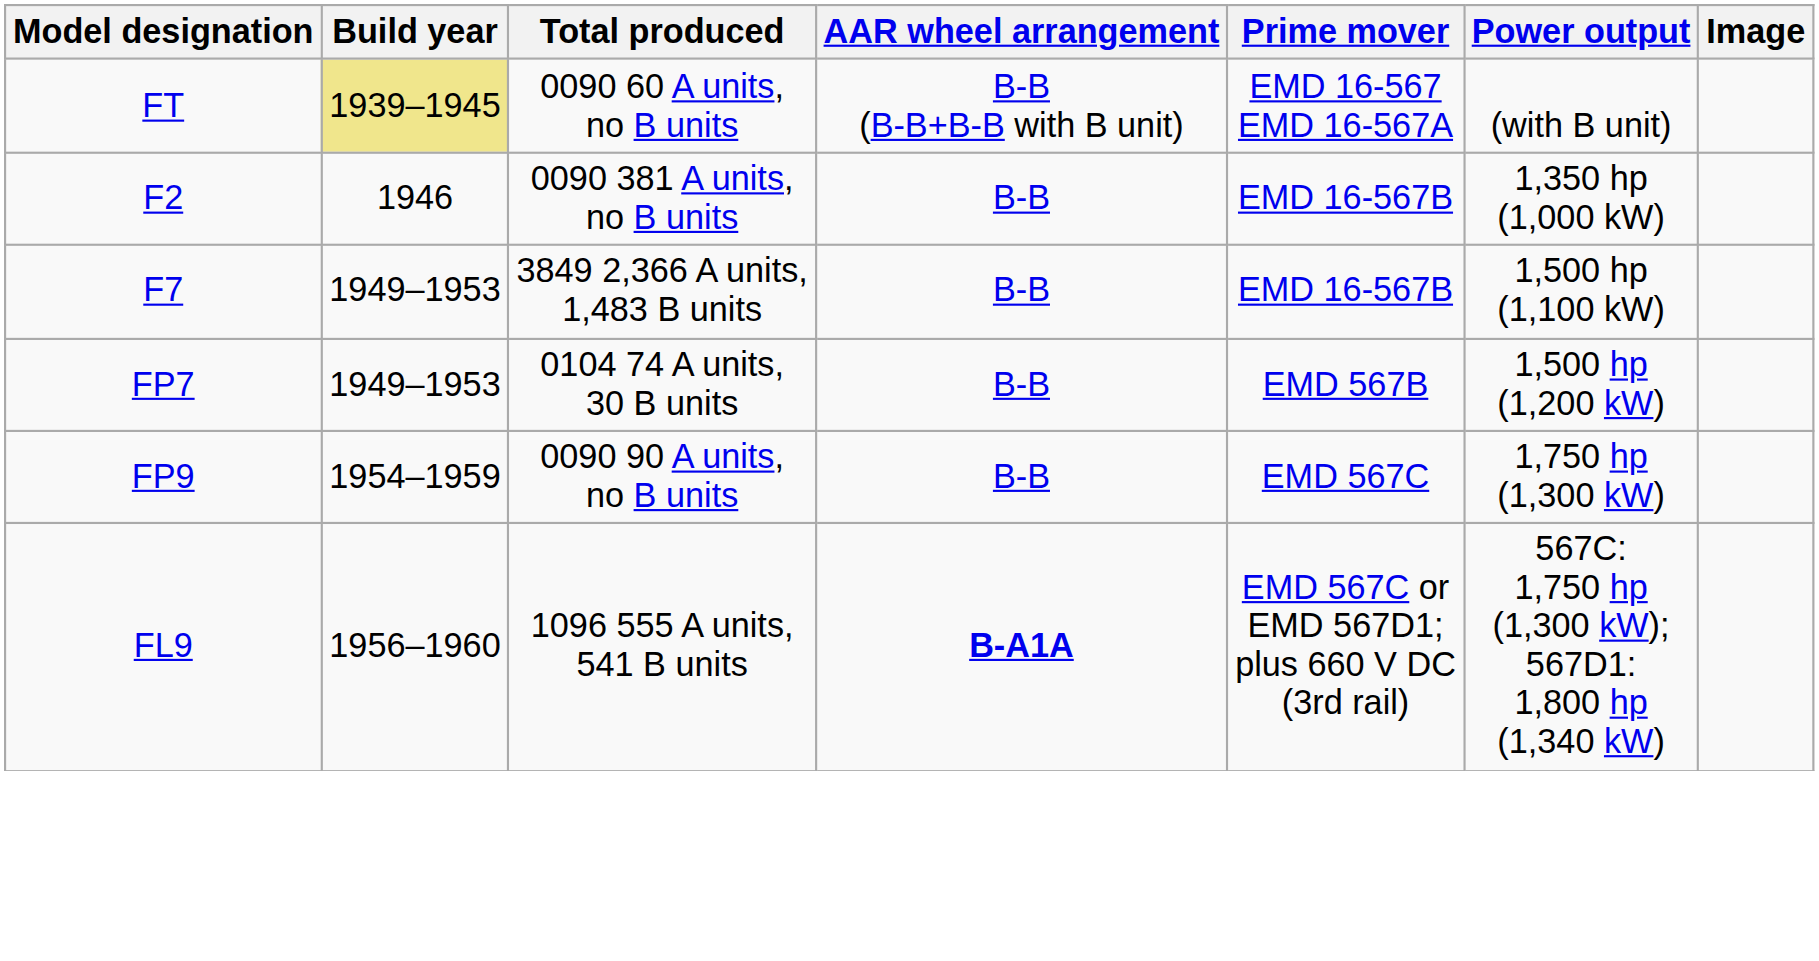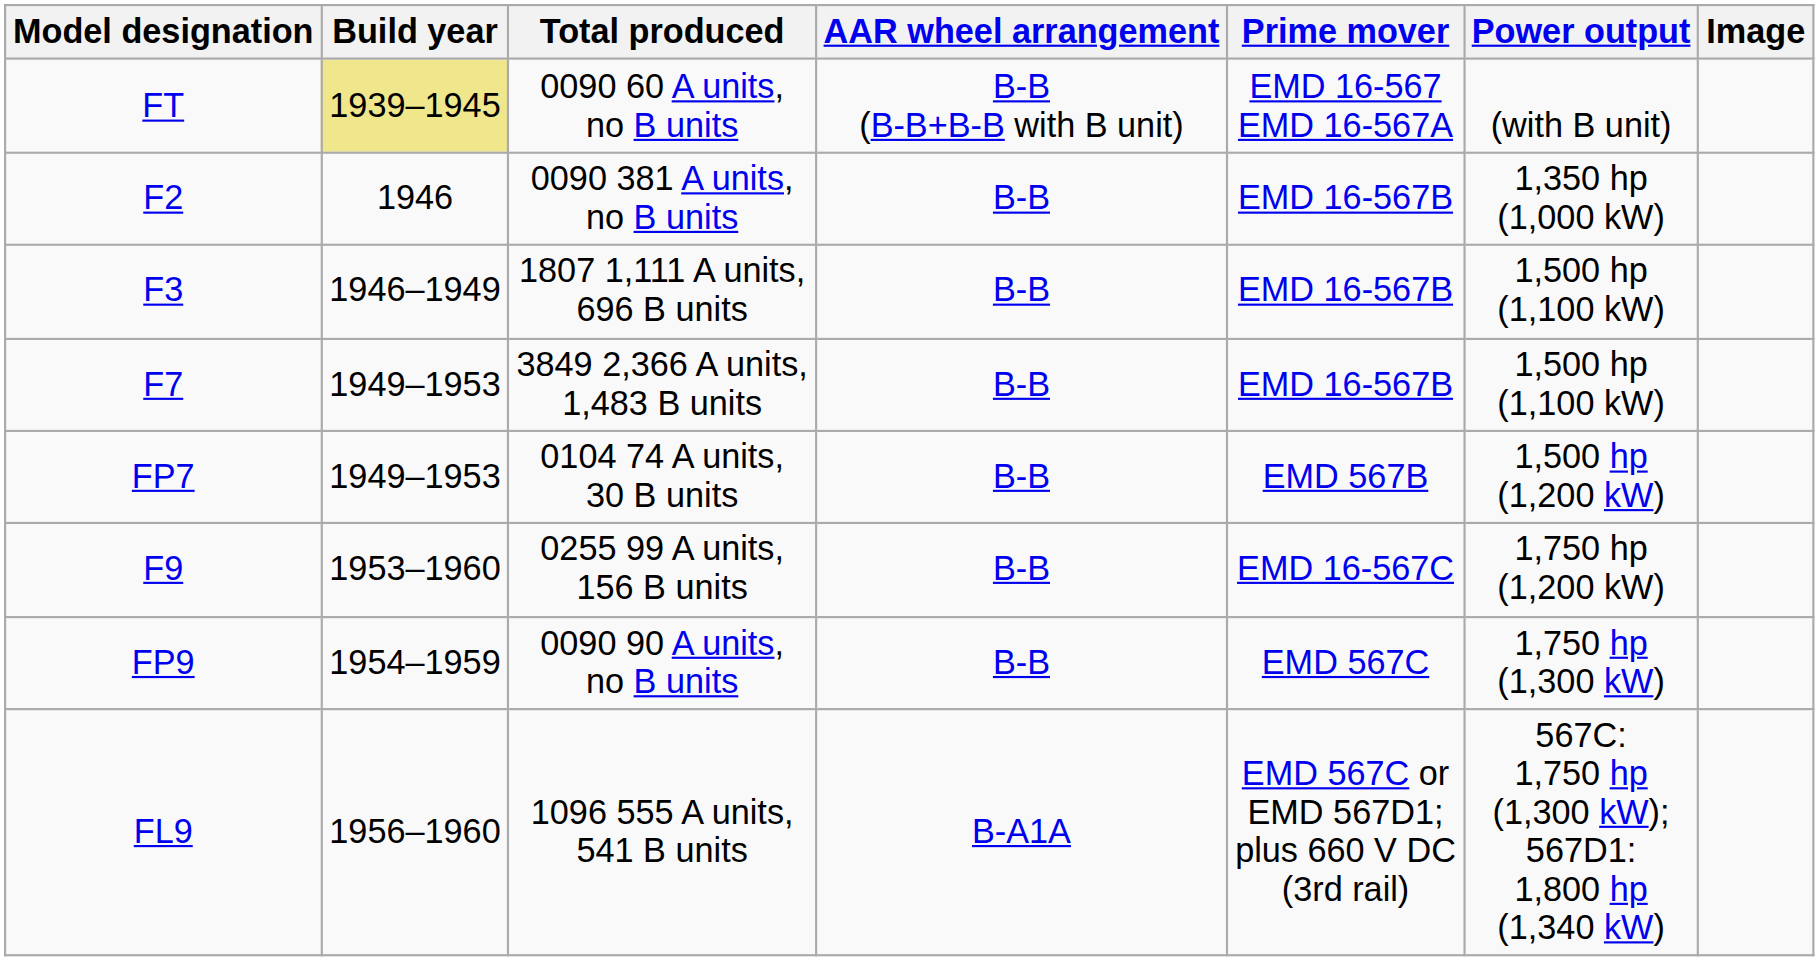+ row: (163, 290)
+ row: (163, 569)
(1021, 646) bold -> (1021, 832) normal
